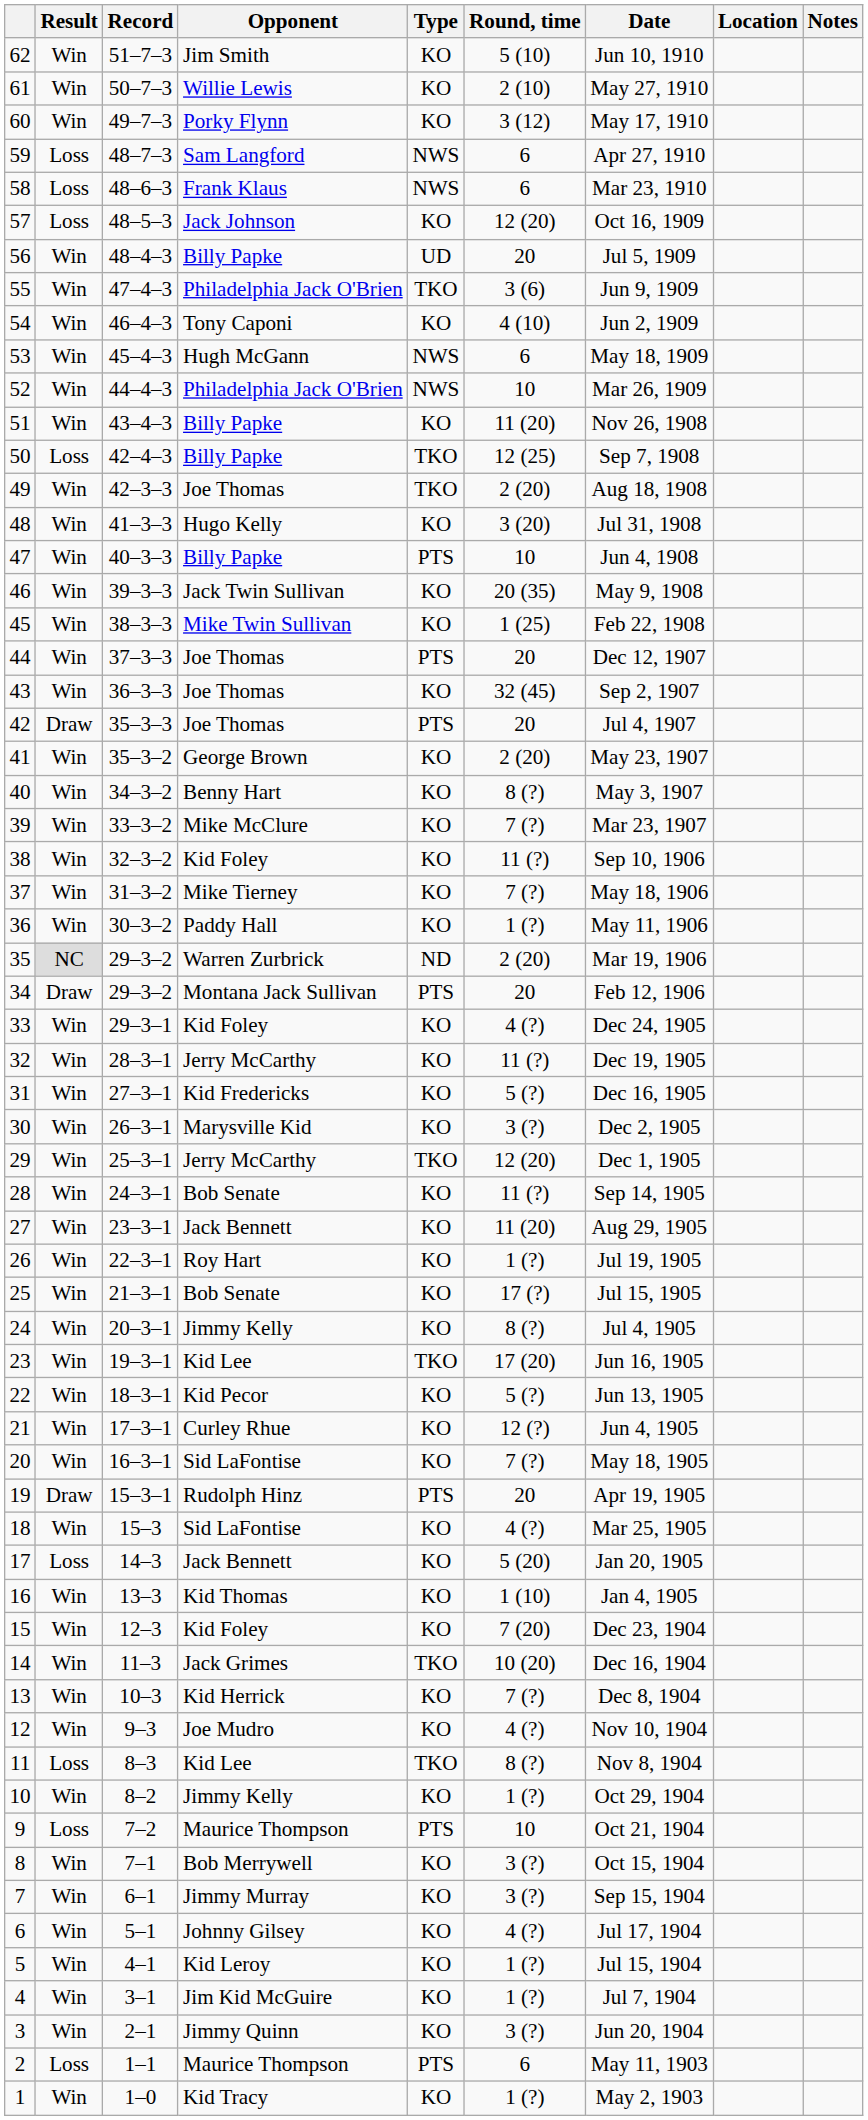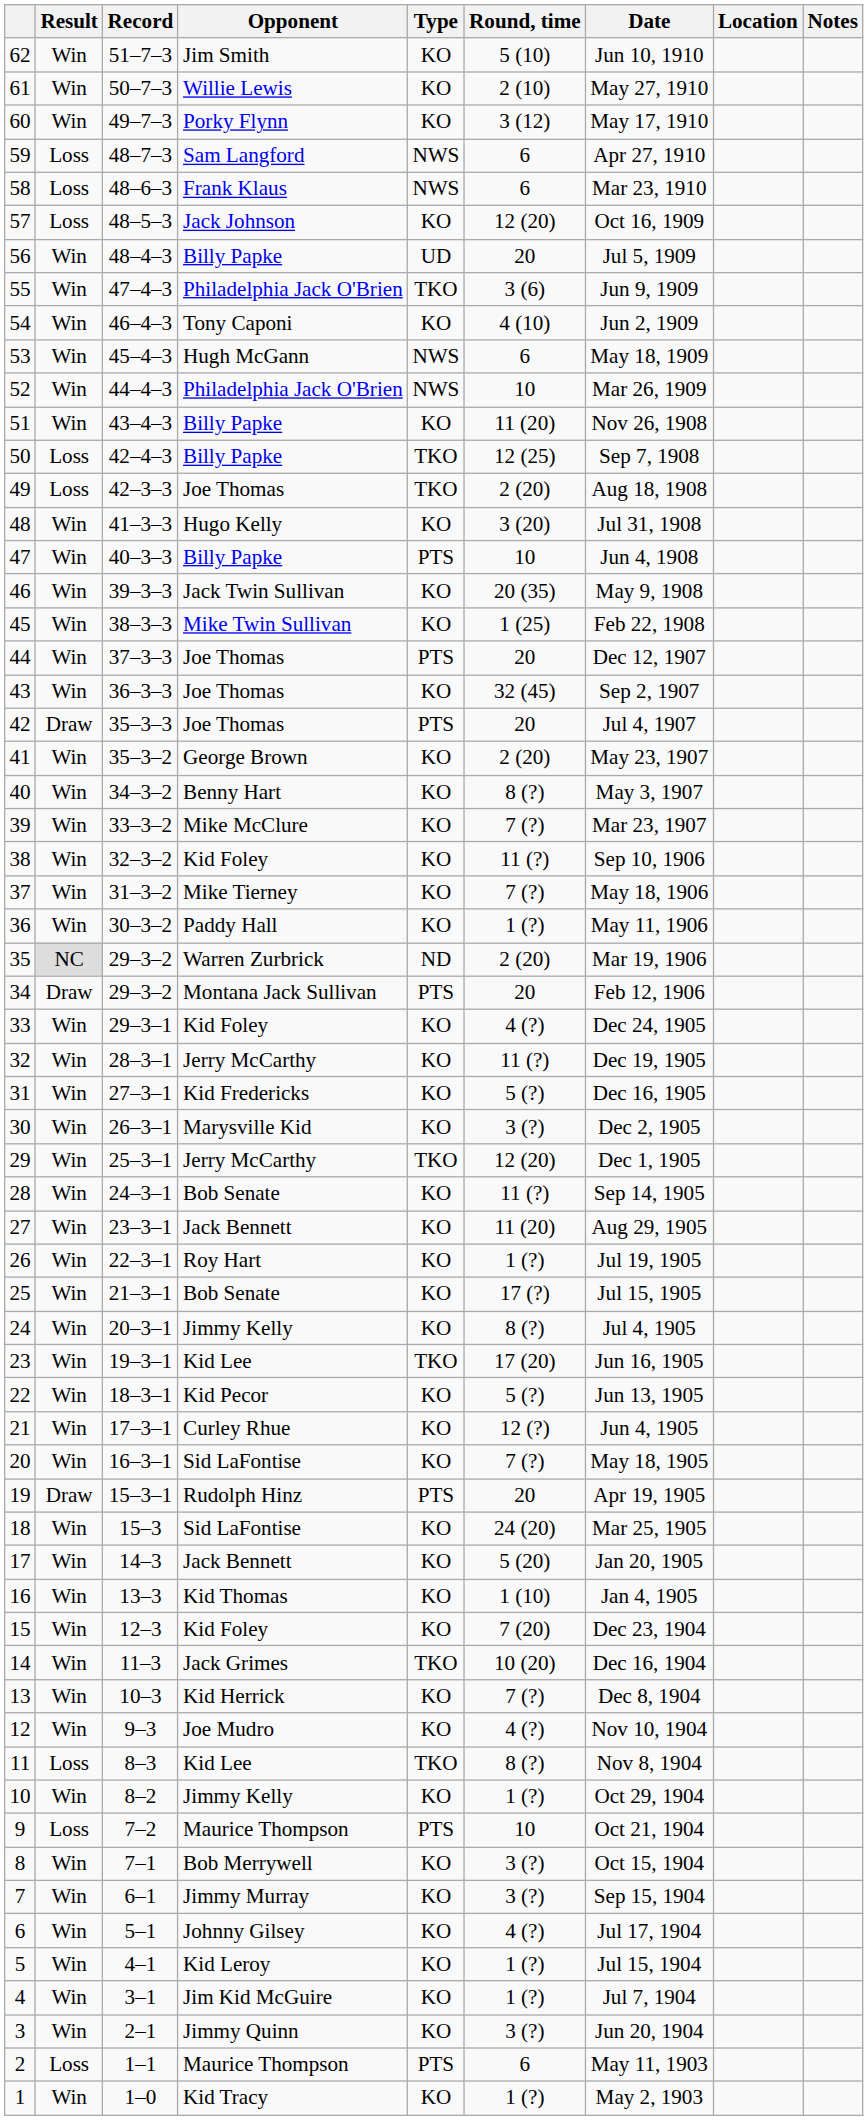(69, 490) Win -> (69, 490) Loss
(525, 1528) 4 (?) -> (525, 1528) 24 (20)
(69, 1562) Loss -> (69, 1562) Win
